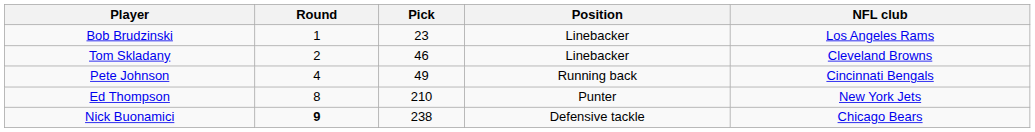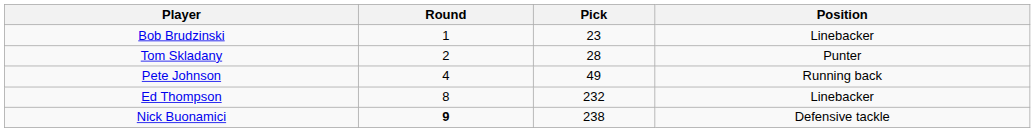- column: (880, 14)
(421, 55) 46 -> (594, 55) 28
(597, 55) Linebacker -> (842, 55) Punter
(421, 96) 210 -> (594, 96) 232
(597, 96) Punter -> (842, 96) Linebacker
